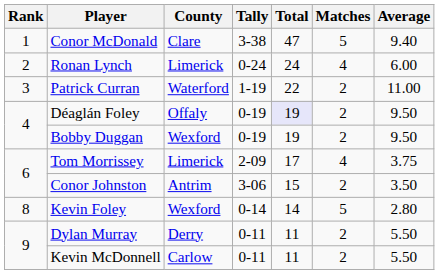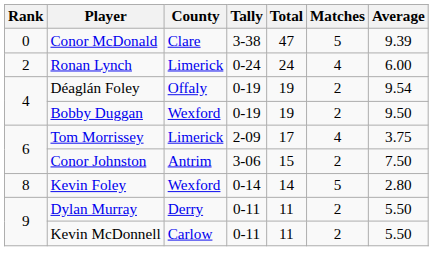(26, 40) 1 -> (26, 40) 0
(404, 40) 9.40 -> (398, 40) 9.39
- row: (95, 88)
(292, 112) lavender background -> (286, 88) no background
(404, 112) 9.50 -> (398, 88) 9.54
(404, 185) 3.50 -> (398, 161) 7.50
